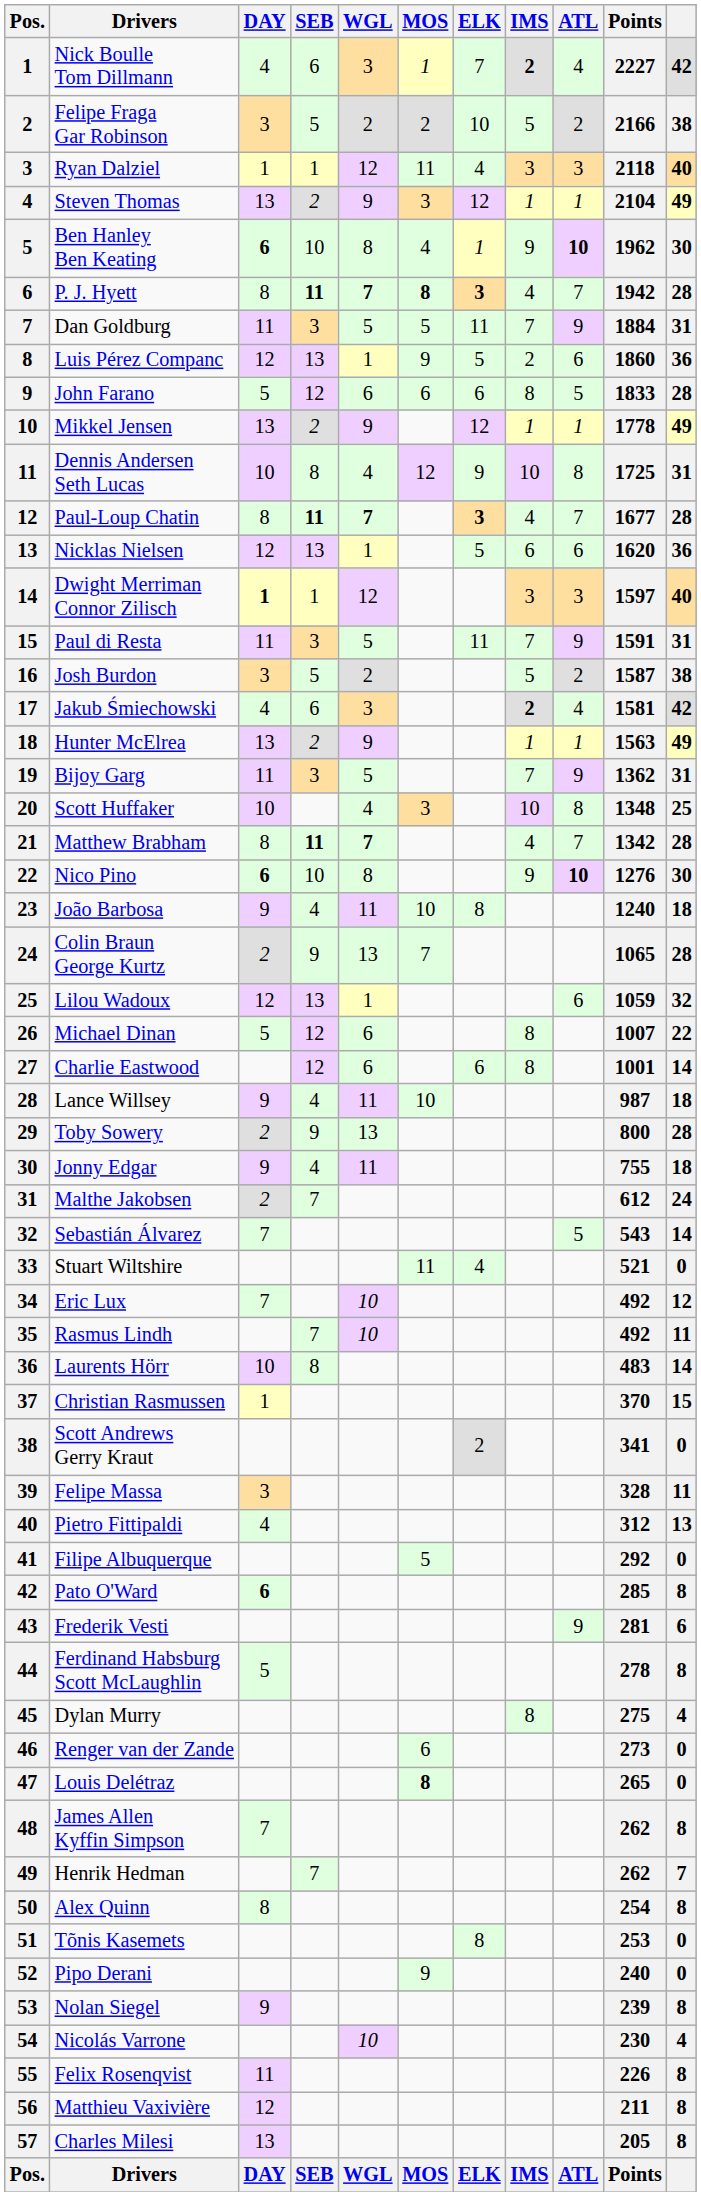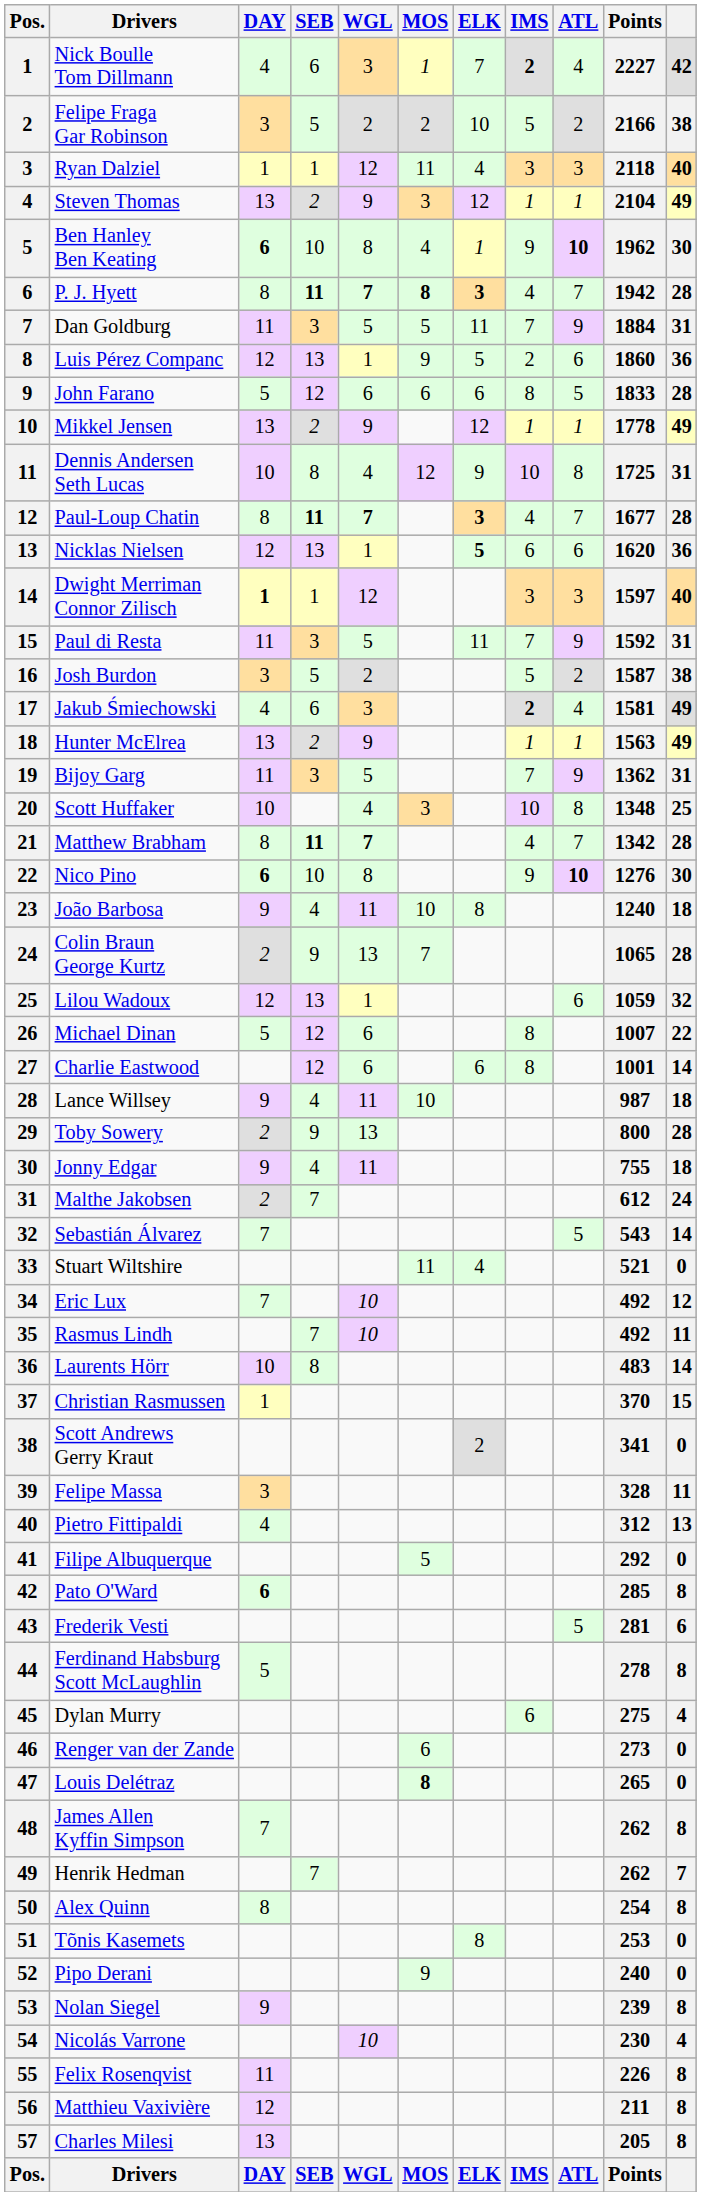(479, 550) normal -> (479, 550) bold
(635, 641) 1591 -> (635, 641) 1592
(682, 708) 42 -> (682, 708) 49
(578, 1625) 9 -> (578, 1625) 5
(529, 1715) 8 -> (529, 1715) 6
